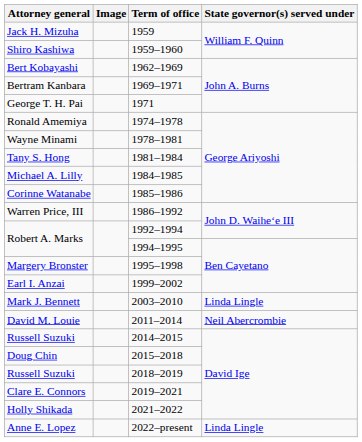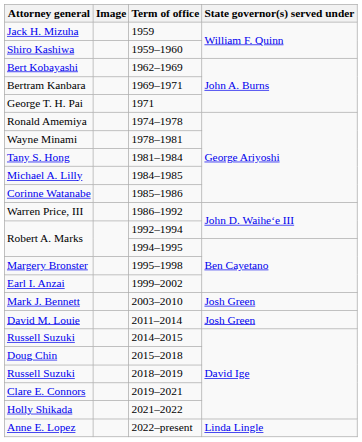(234, 301) Linda Lingle -> (230, 301) Josh Green
(245, 319) Neil Abercrombie -> (230, 319) Josh Green
